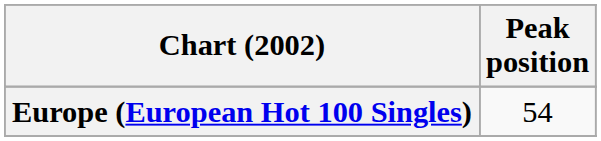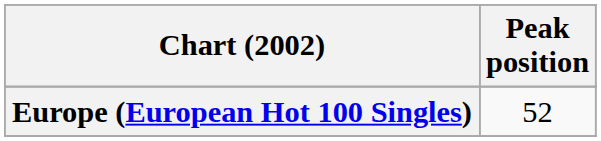(538, 111) 54 -> (538, 111) 52
